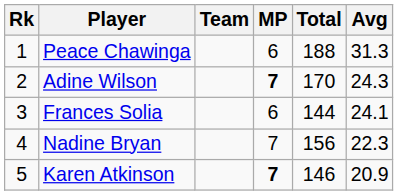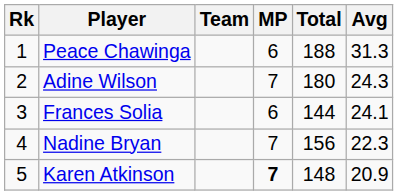(273, 81) bold -> (273, 81) normal
(319, 81) 170 -> (319, 81) 180
(319, 174) 146 -> (319, 174) 148
